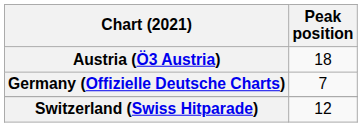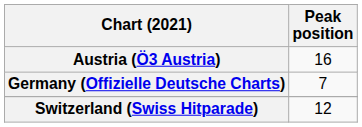(323, 59) 18 -> (323, 59) 16
